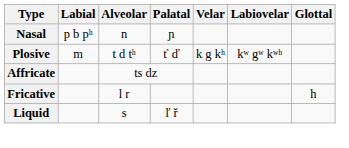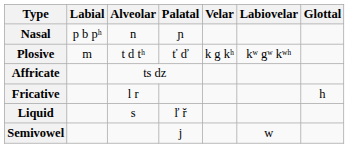+ row: (36, 133)
